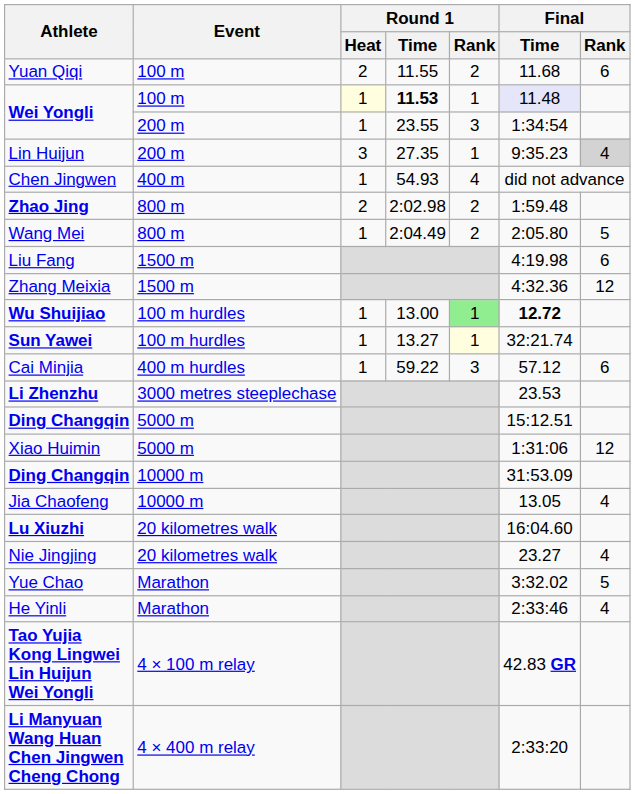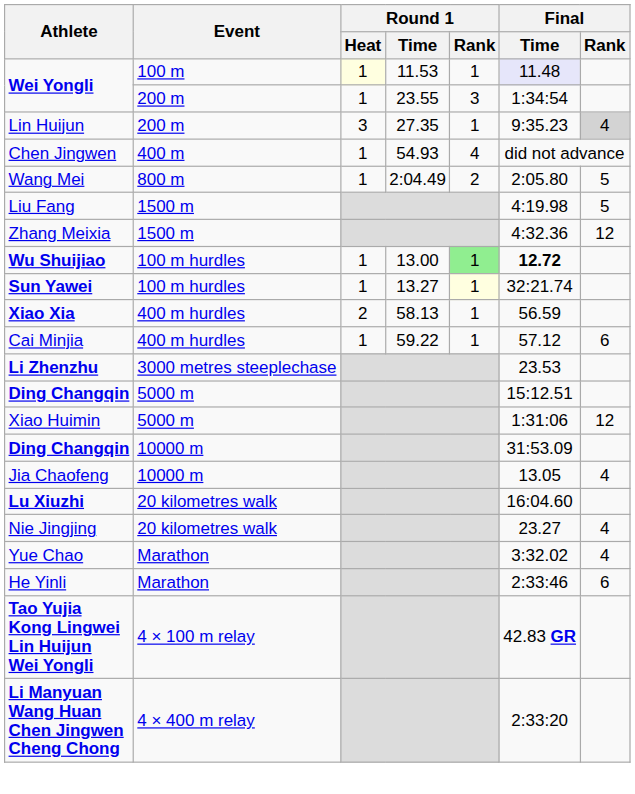- row: (45, 72)
(418, 99) bold -> (418, 72) normal
- row: (49, 206)
(605, 260) 6 -> (605, 206) 5
+ row: (42, 314)
(475, 367) 3 -> (475, 341) 1
(605, 582) 5 -> (605, 555) 4
(605, 609) 4 -> (605, 582) 6
